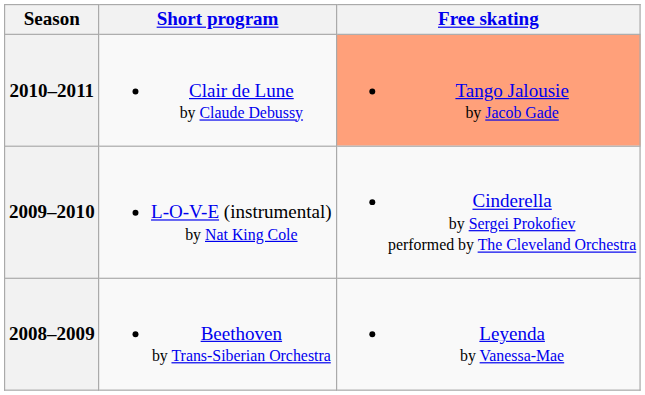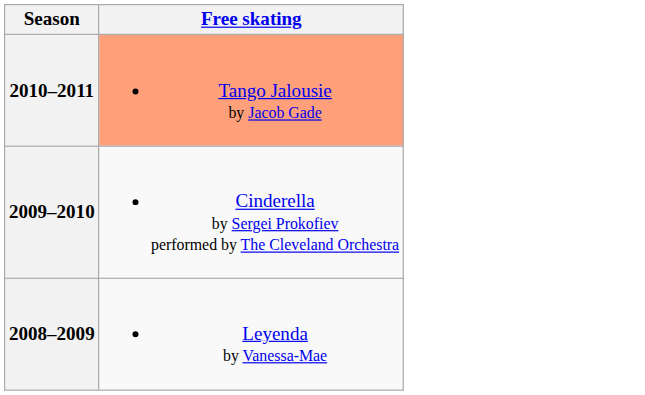- column: (218, 19)
